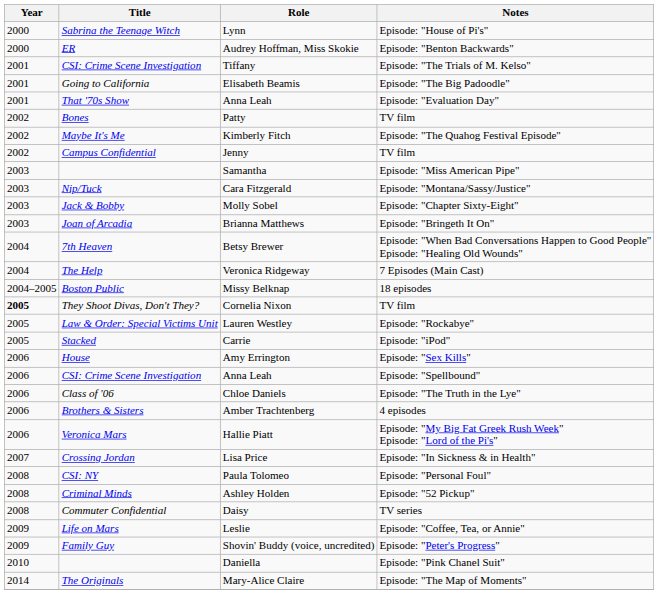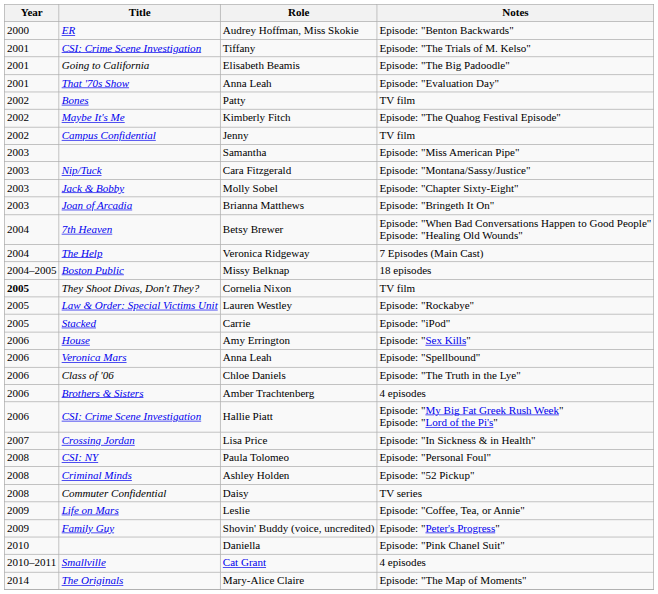- row: (234, 30)
(131, 375) CSI: Crime Scene Investigation -> (94, 358) Veronica Mars
(94, 434) Veronica Mars -> (131, 417) CSI: Crime Scene Investigation
+ row: (244, 563)
